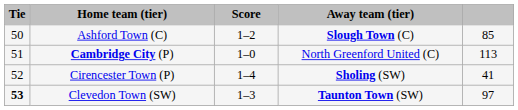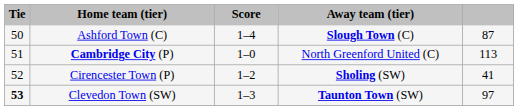(246, 35) 1–2 -> (246, 35) 1–4
(488, 35) 85 -> (488, 35) 87
(246, 75) 1–4 -> (246, 75) 1–2
